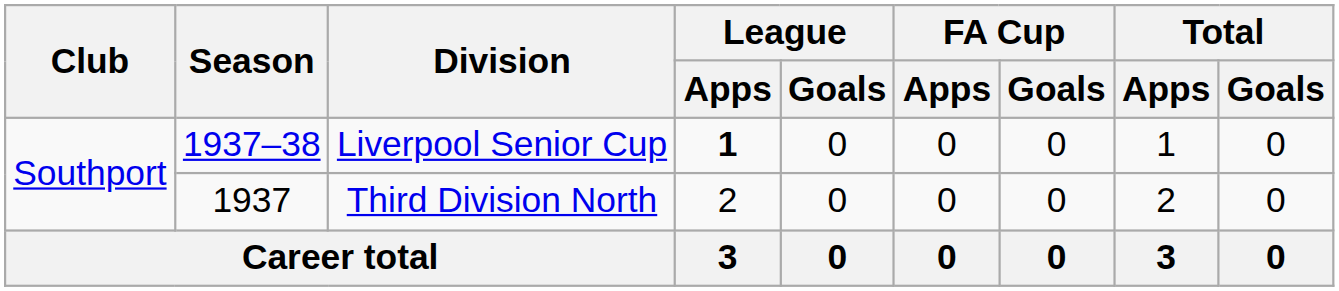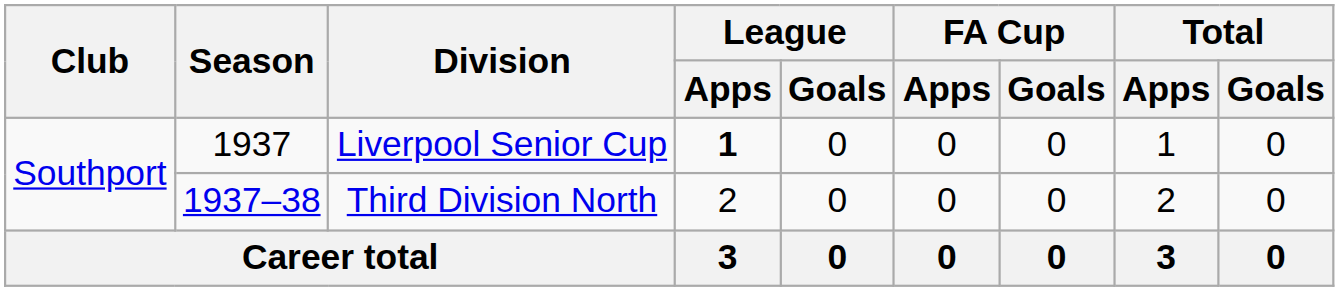(252, 144) 1937–38 -> (252, 144) 1937
(252, 200) 1937 -> (252, 200) 1937–38
